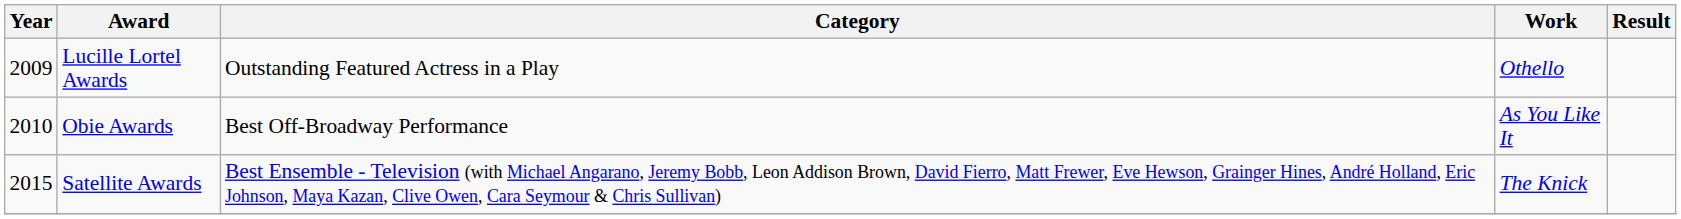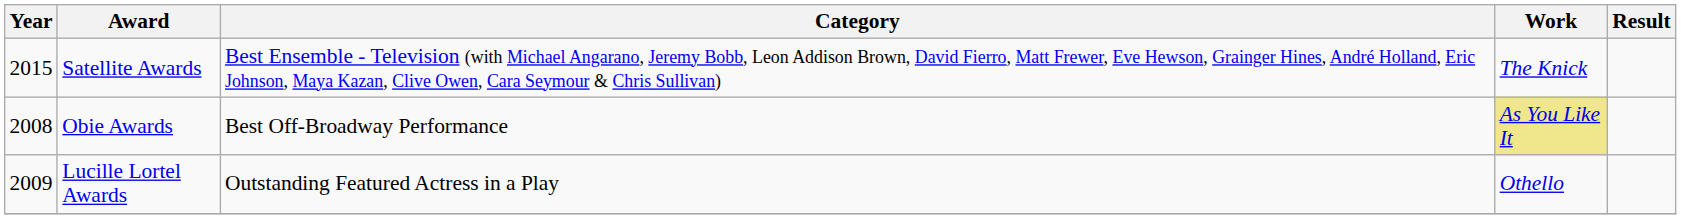rows swapped: (122, 67) <-> (132, 183)
(31, 125) 2010 -> (31, 125) 2008
(1550, 125) no background -> (1550, 125) khaki background
